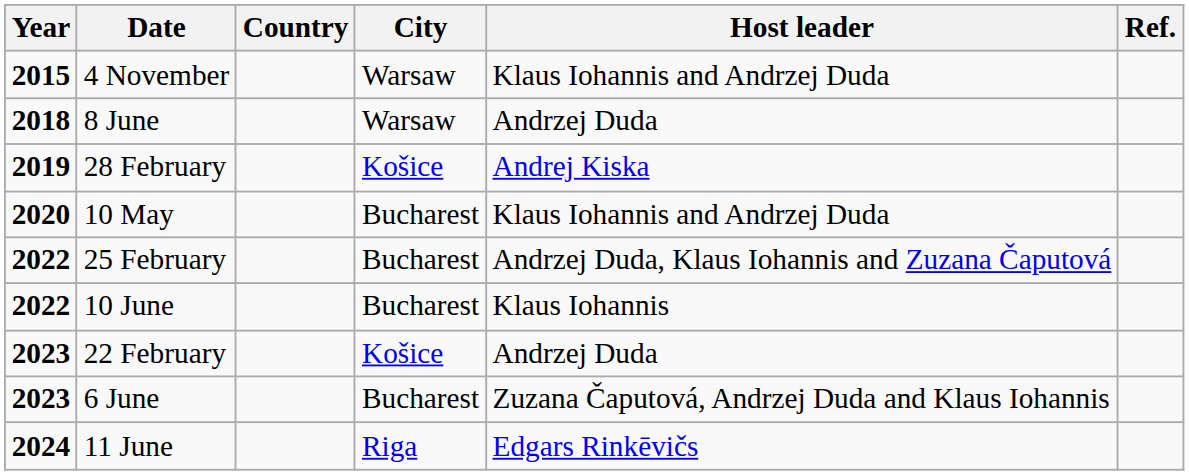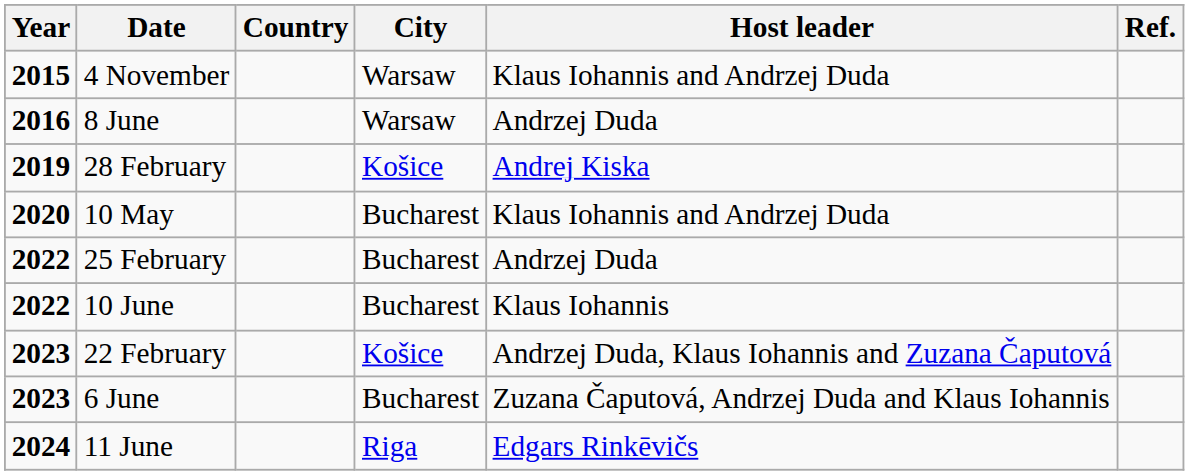(41, 120) 2018 -> (41, 120) 2016
(802, 259) Andrzej Duda, Klaus Iohannis and Zuzana Čaputová -> (575, 259) Andrzej Duda
(575, 352) Andrzej Duda -> (802, 352) Andrzej Duda, Klaus Iohannis and Zuzana Čaputová
